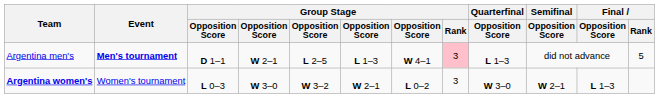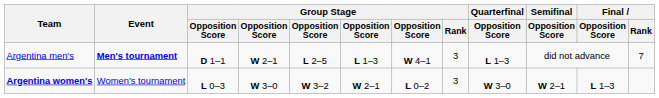(456, 56) pink background -> (456, 56) no background
(641, 56) 5 -> (641, 56) 7
